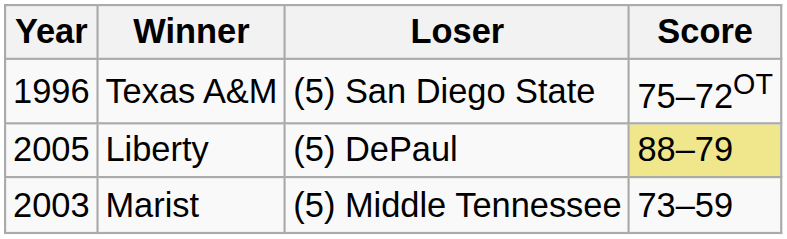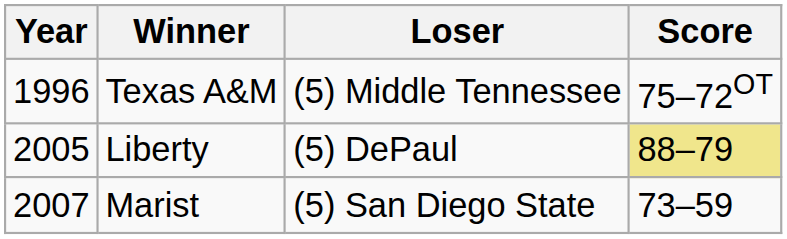(444, 90) (5) San Diego State -> (457, 90) (5) Middle Tennessee
(51, 204) 2003 -> (51, 204) 2007
(457, 204) (5) Middle Tennessee -> (444, 204) (5) San Diego State
